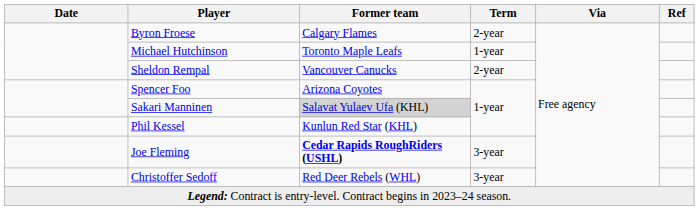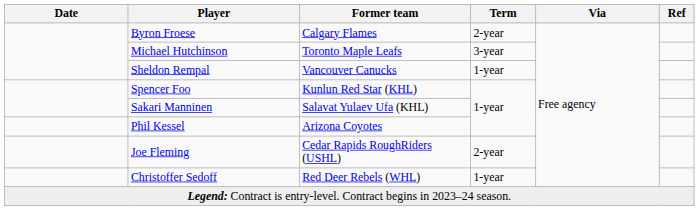(489, 51) 1-year -> (489, 51) 3-year
(489, 70) 2-year -> (489, 70) 1-year
(342, 88) Arizona Coyotes -> (360, 88) Kunlun Red Star (KHL)
(365, 107) lightgrey background -> (365, 107) no background
(360, 126) Kunlun Red Star (KHL) -> (342, 126) Arizona Coyotes
(372, 151) bold -> (367, 151) normal
(489, 151) 3-year -> (489, 151) 2-year
(489, 177) 3-year -> (489, 177) 1-year
